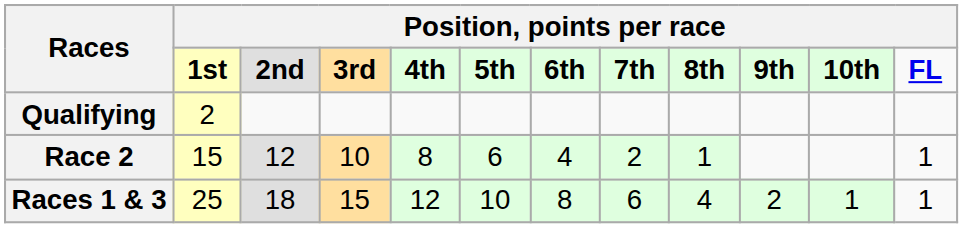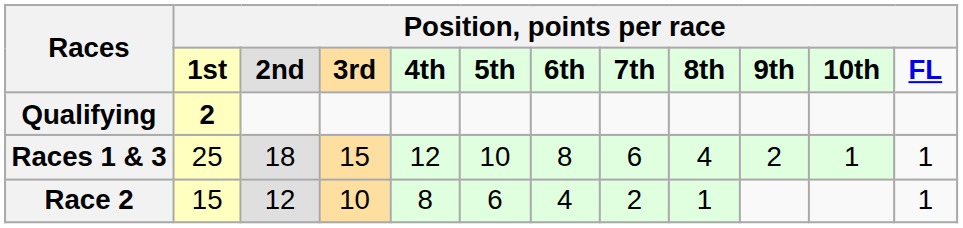(207, 113) normal -> (207, 113) bold
rows swapped: (89, 200) <-> (89, 157)
